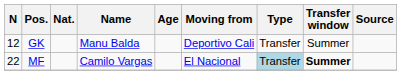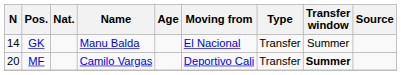(13, 43) 12 -> (13, 43) 14
(219, 43) Deportivo Cali -> (212, 43) El Nacional
(13, 61) 22 -> (13, 61) 20
(212, 61) El Nacional -> (219, 61) Deportivo Cali
(280, 61) lightblue background -> (280, 61) no background
